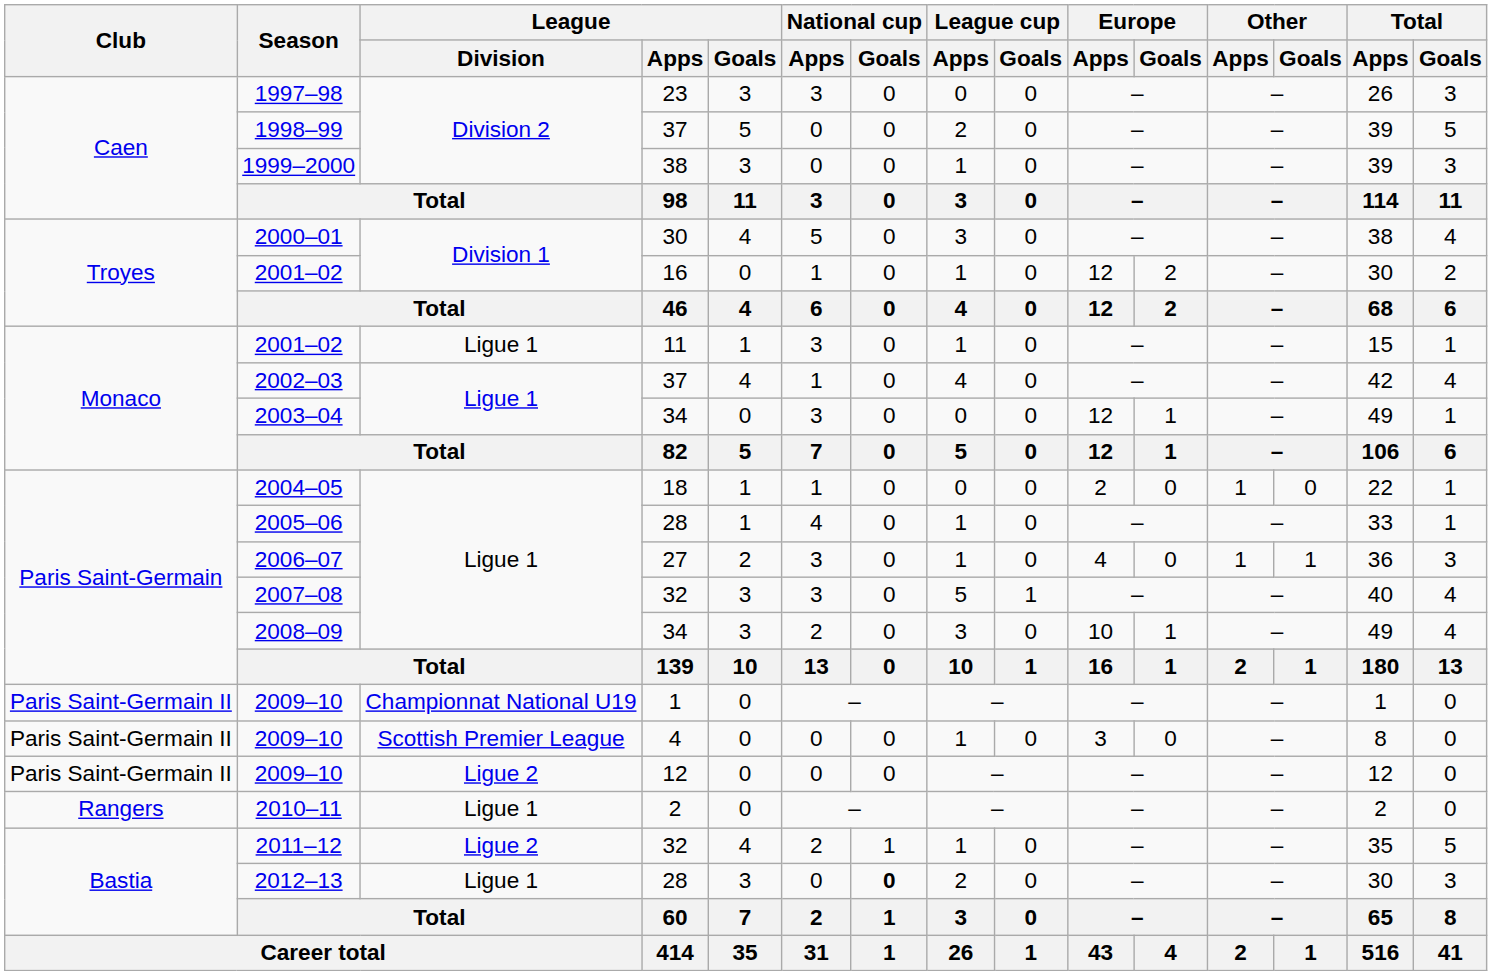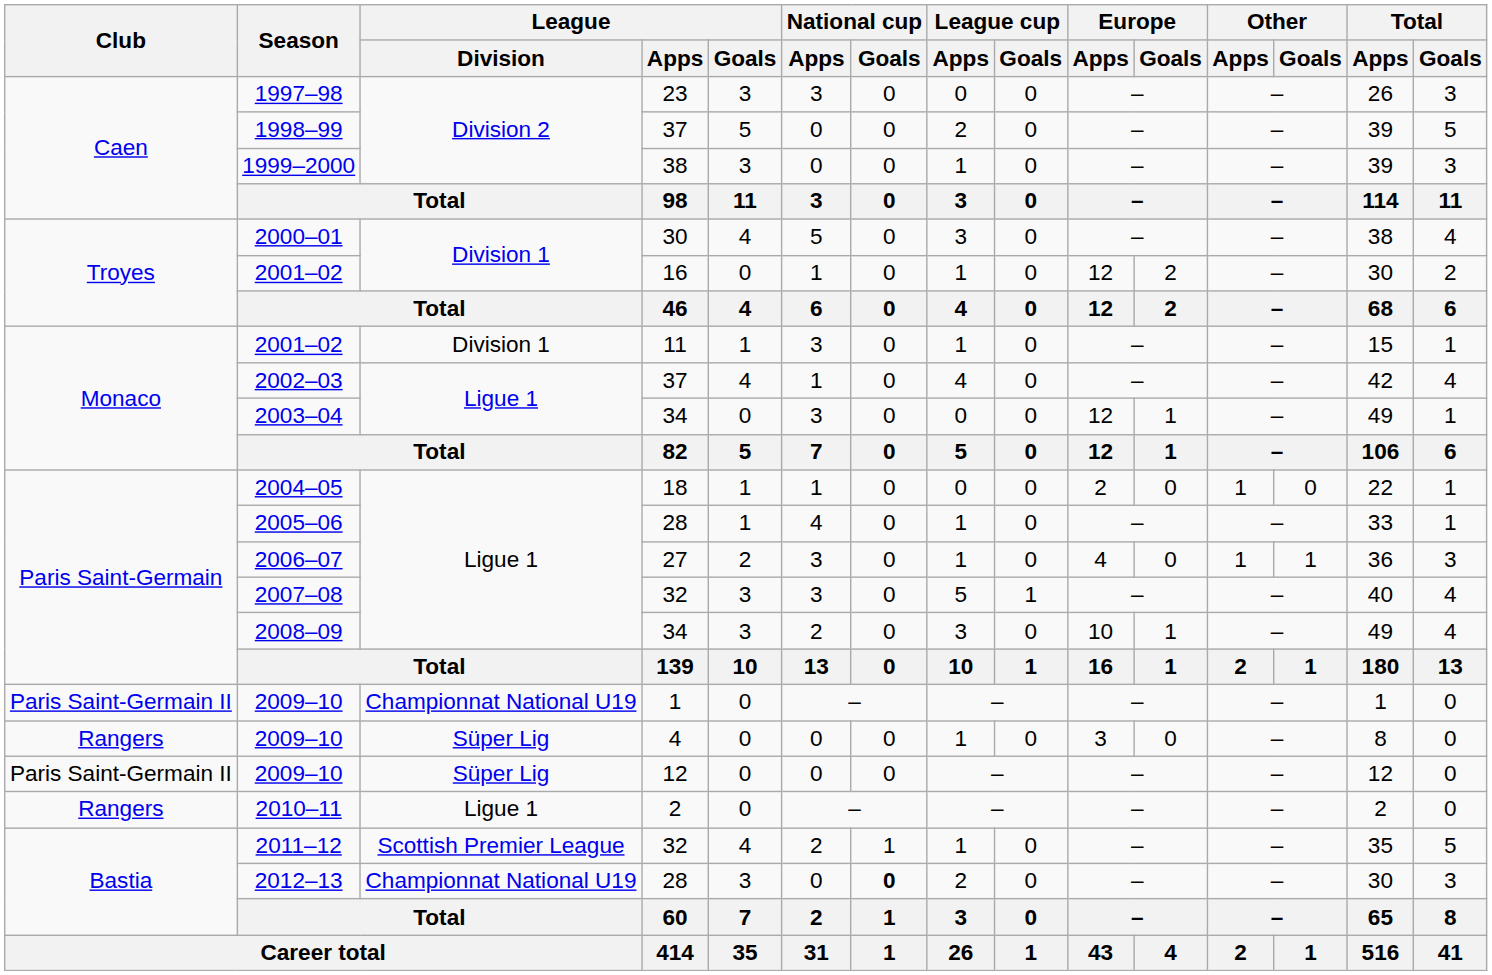(501, 344) Ligue 1 -> (501, 344) Division 1
(121, 737) Paris Saint-Germain II -> (121, 737) Rangers
(501, 737) Scottish Premier League -> (501, 737) Süper Lig
(501, 773) Ligue 2 -> (501, 773) Süper Lig
(501, 845) Ligue 2 -> (501, 845) Scottish Premier League
(501, 881) Ligue 1 -> (501, 881) Championnat National U19
